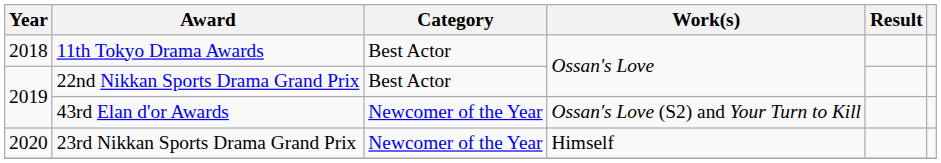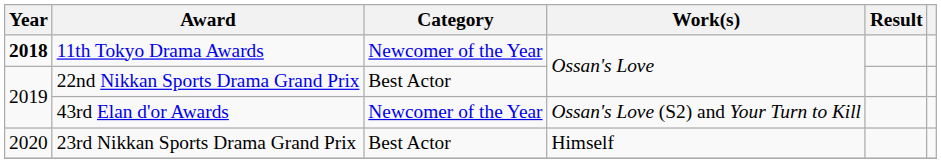(28, 50) normal -> (28, 50) bold
(410, 50) Best Actor -> (455, 50) Newcomer of the Year
(455, 142) Newcomer of the Year -> (410, 142) Best Actor
